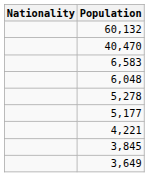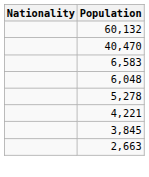- row: (126, 113)
- row: (126, 163)
+ row: (126, 147)
